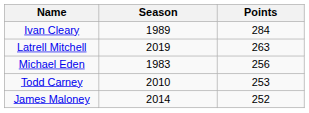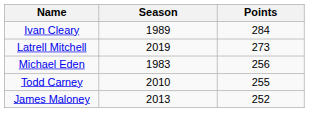(261, 47) 263 -> (261, 47) 273
(261, 82) 253 -> (261, 82) 255
(158, 99) 2014 -> (158, 99) 2013
